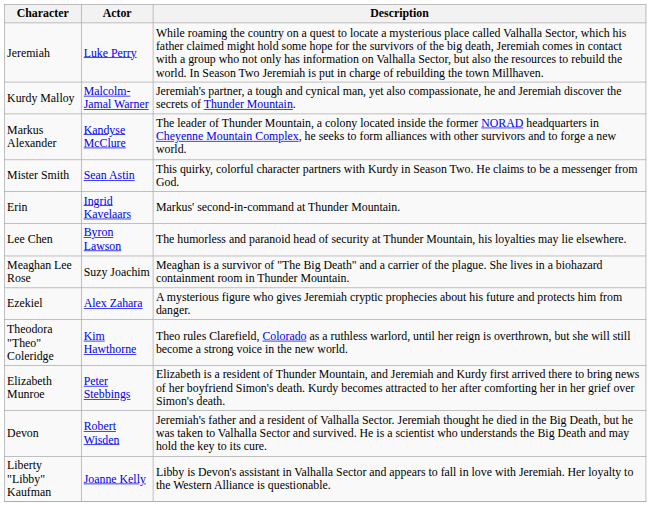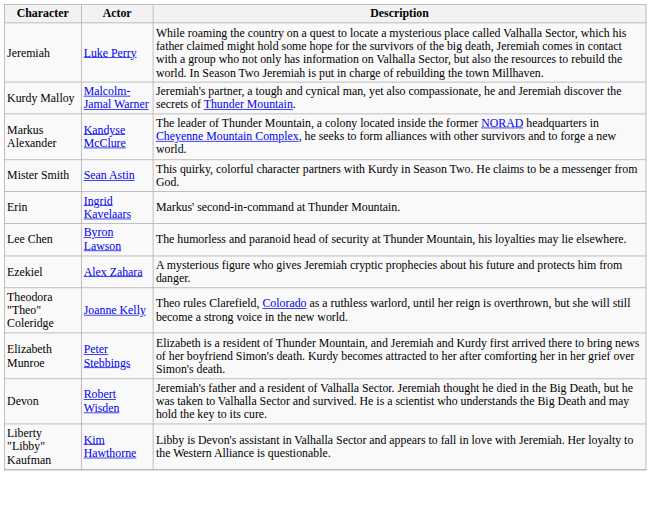- row: (39, 271)
(110, 342) Kim Hawthorne -> (115, 310) Joanne Kelly
(115, 478) Joanne Kelly -> (110, 446) Kim Hawthorne
